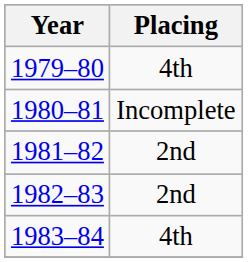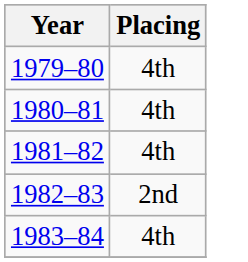(176, 109) Incomplete -> (158, 109) 4th
(176, 151) 2nd -> (158, 151) 4th
